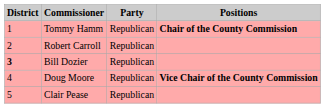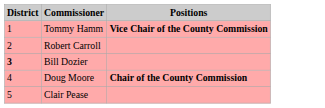- column: (132, 12)
(228, 29) Chair of the County Commission -> (189, 29) Vice Chair of the County Commission
(239, 78) Vice Chair of the County Commission -> (178, 78) Chair of the County Commission
